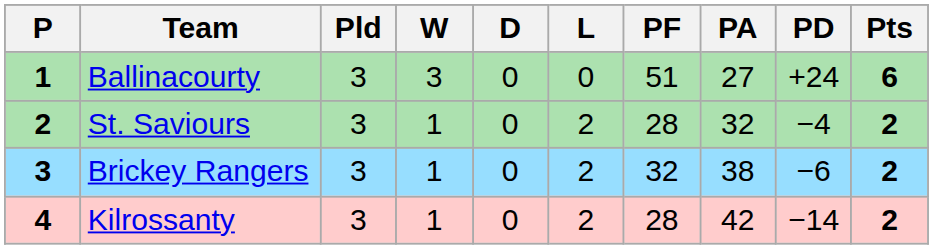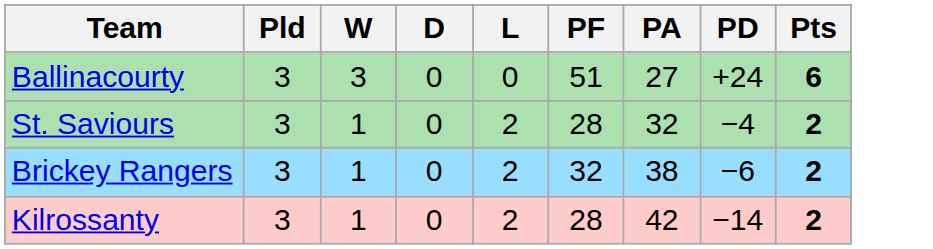- column: (43, 28)
